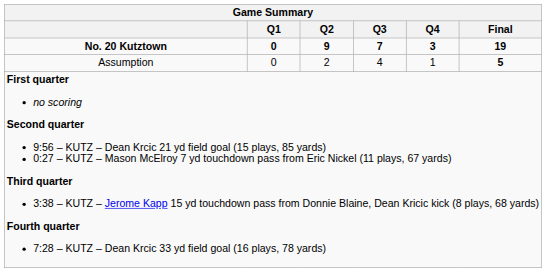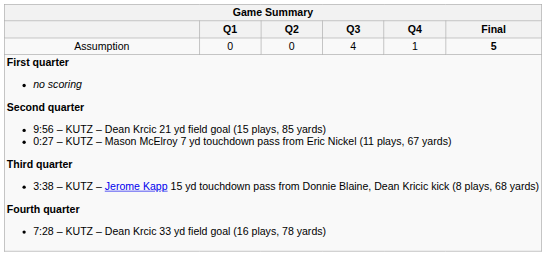- row: (126, 46)
(327, 63) 2 -> (292, 46) 0
